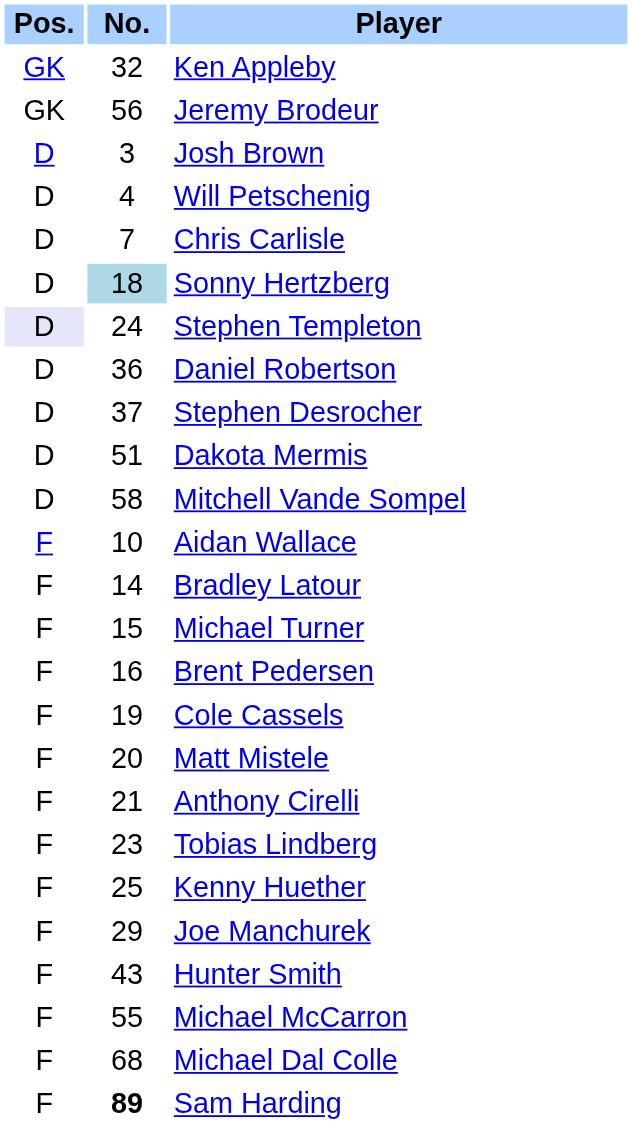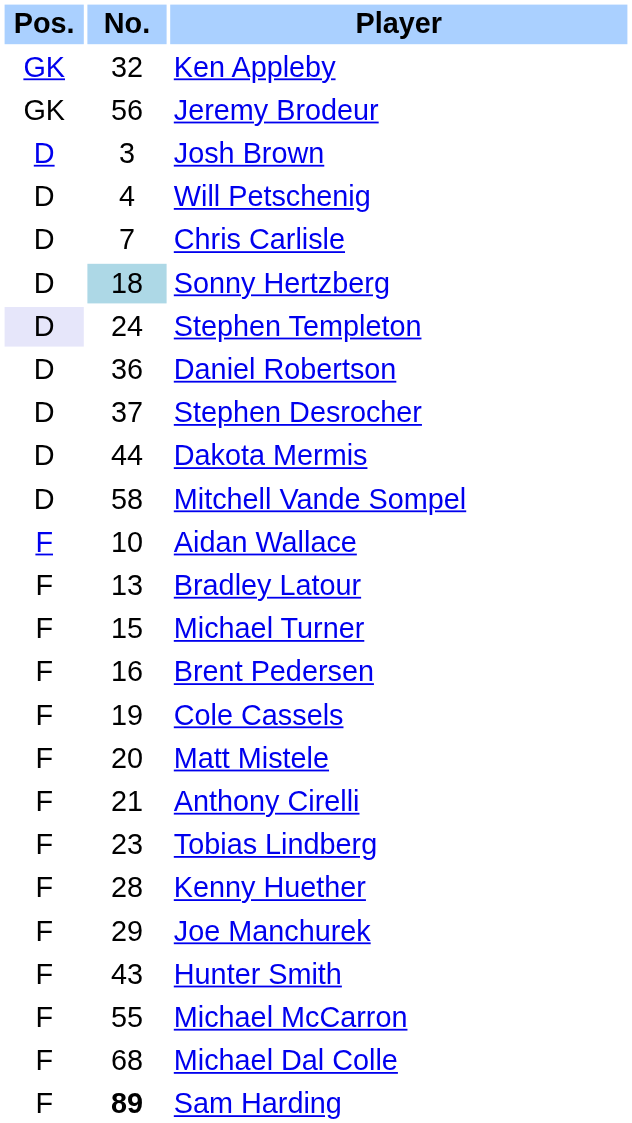(127, 455) 51 -> (127, 455) 44
(127, 585) 14 -> (127, 585) 13
(127, 887) 25 -> (127, 887) 28
